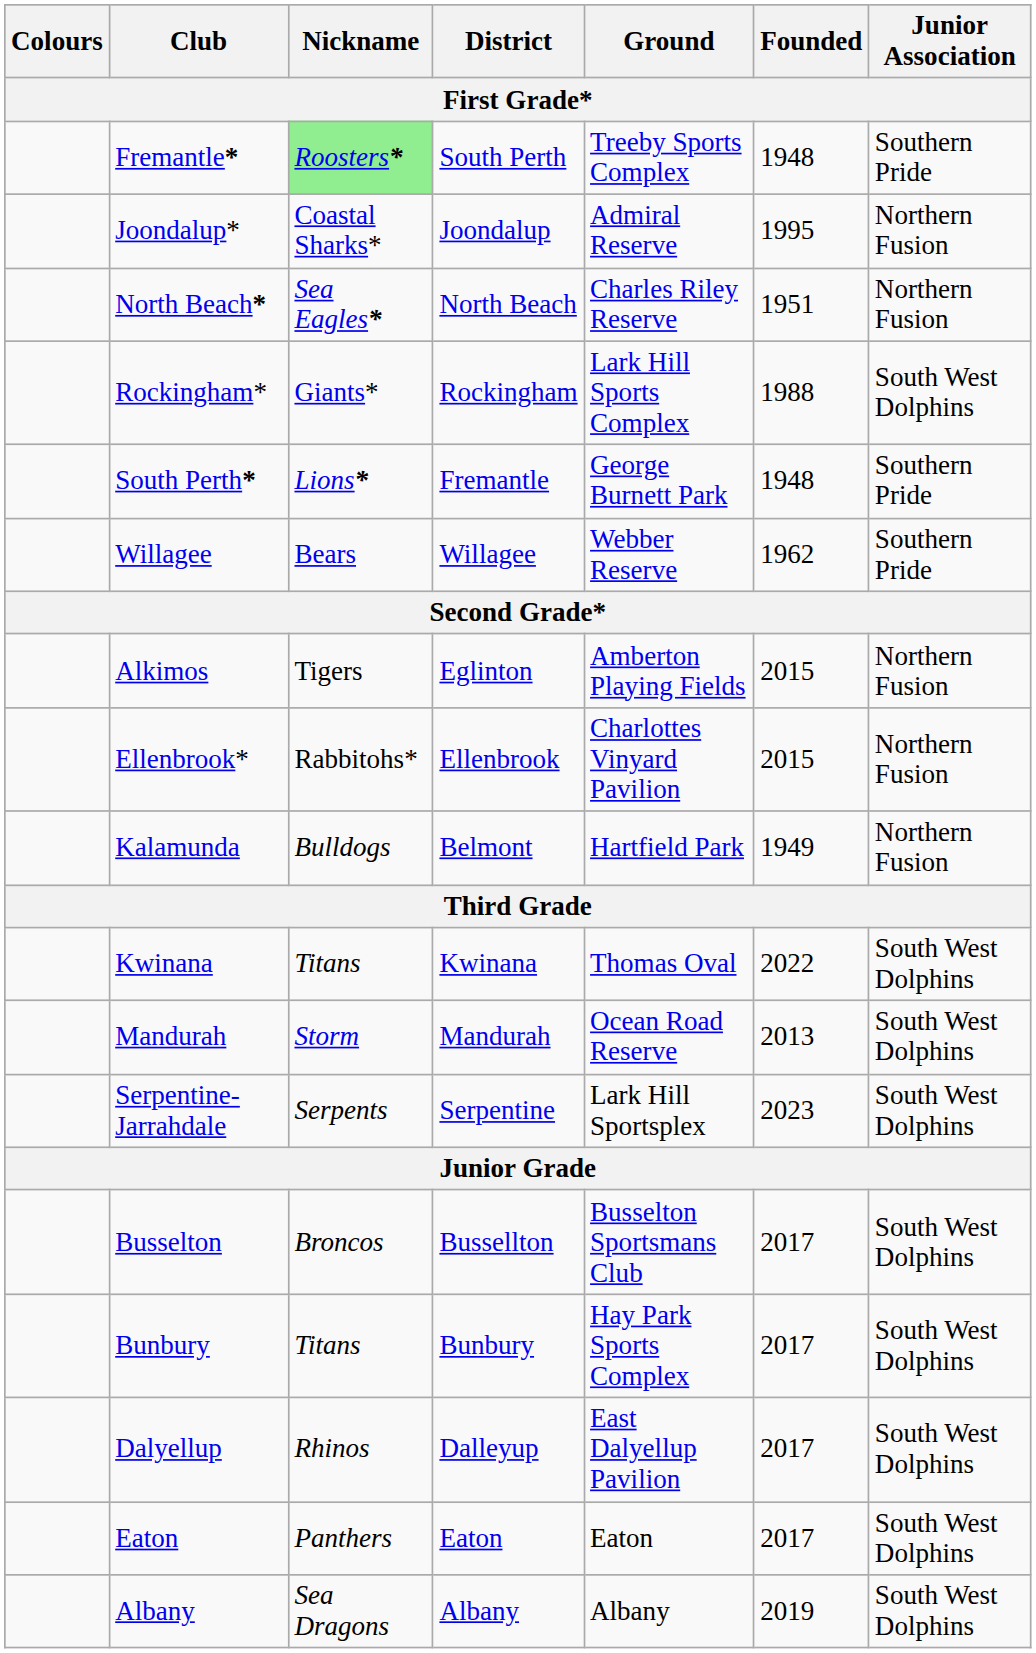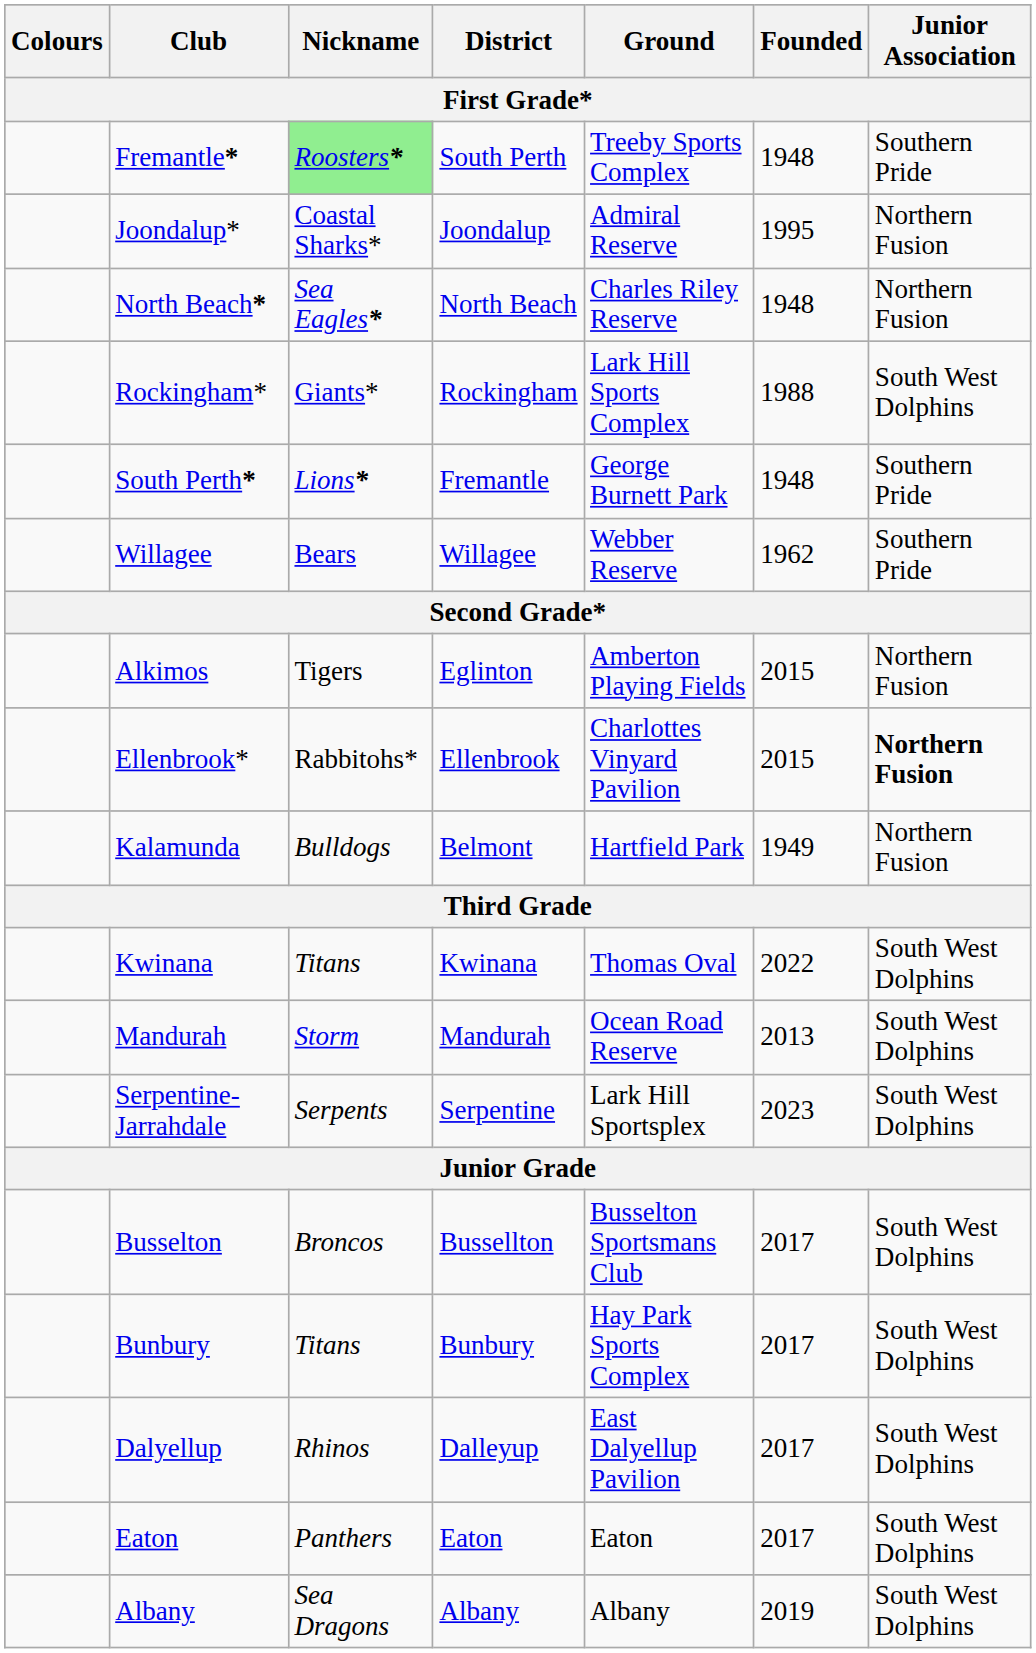(787, 303) 1951 -> (787, 303) 1948
(924, 758) normal -> (929, 758) bold
